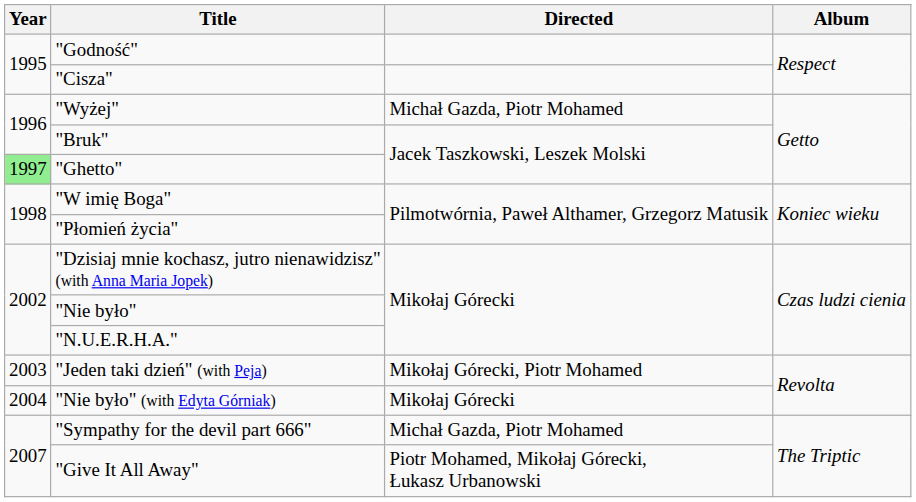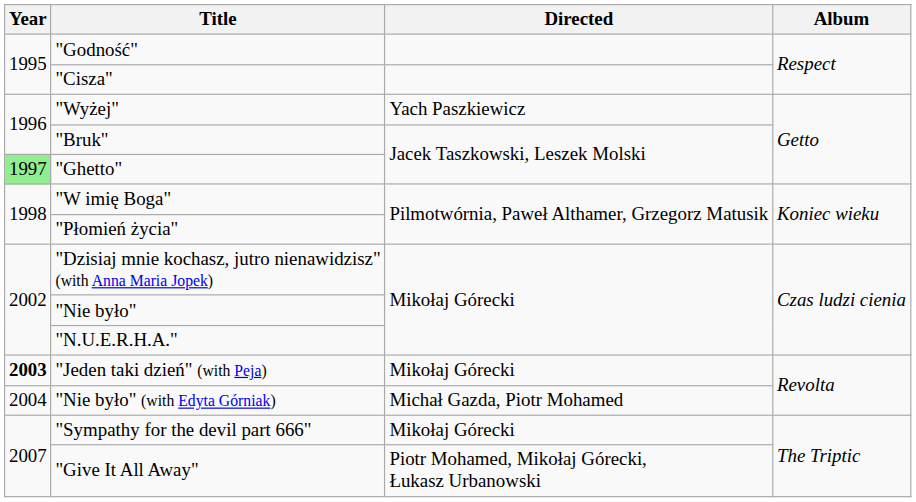(506, 109) Michał Gazda, Piotr Mohamed -> (457, 109) Yach Paszkiewicz
(28, 370) normal -> (28, 370) bold
(516, 370) Mikołaj Górecki, Piotr Mohamed -> (452, 370) Mikołaj Górecki
(452, 400) Mikołaj Górecki -> (506, 400) Michał Gazda, Piotr Mohamed
(506, 429) Michał Gazda, Piotr Mohamed -> (452, 429) Mikołaj Górecki
